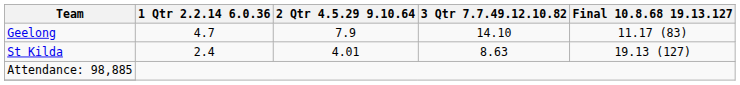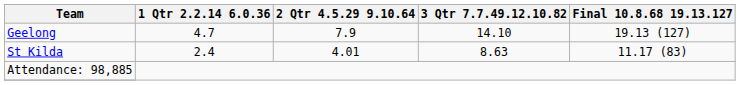(653, 33) 11.17 (83) -> (653, 33) 19.13 (127)
(653, 52) 19.13 (127) -> (653, 52) 11.17 (83)
